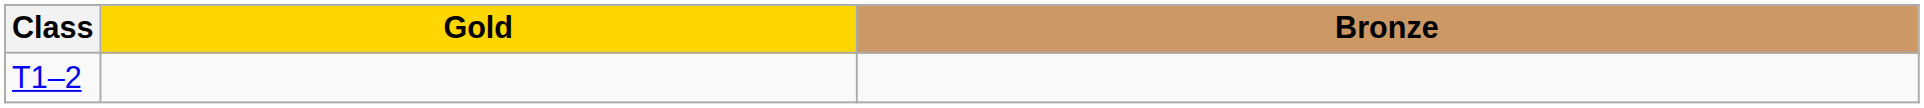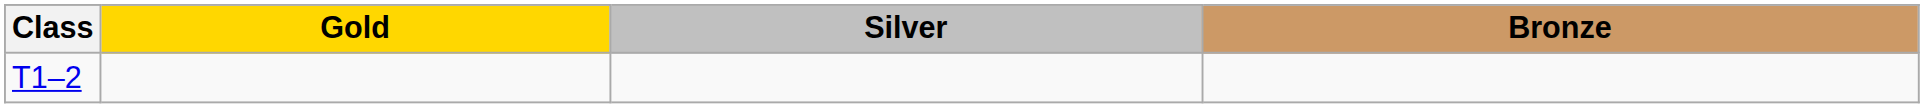+ column: (906, 28)
